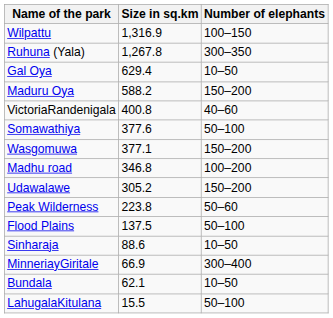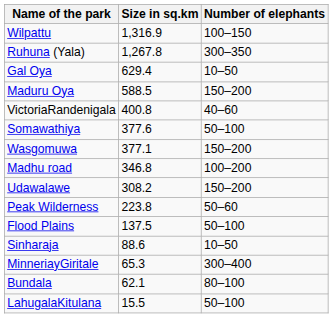(137, 91) 588.2 -> (137, 91) 588.5
(137, 187) 305.2 -> (137, 187) 308.2
(133, 264) 66.9 -> (133, 264) 65.3
(221, 284) 10–50 -> (224, 284) 80–100
